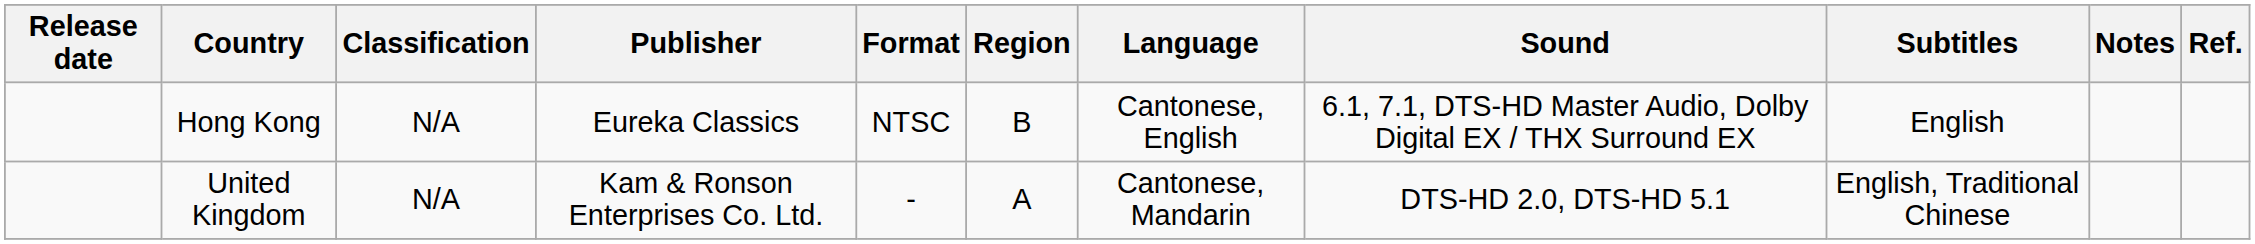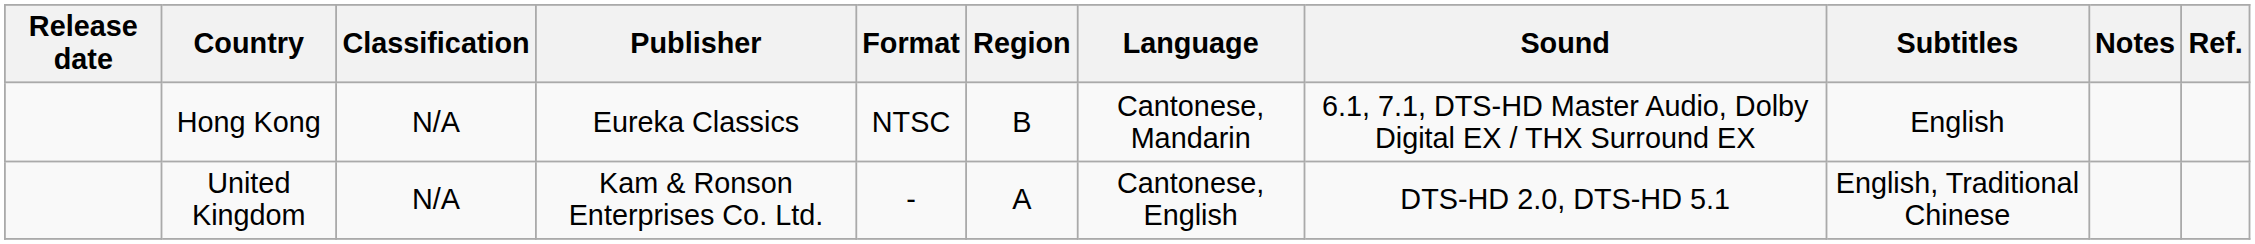(1191, 121) Cantonese, English -> (1191, 121) Cantonese, Mandarin
(1191, 199) Cantonese, Mandarin -> (1191, 199) Cantonese, English
